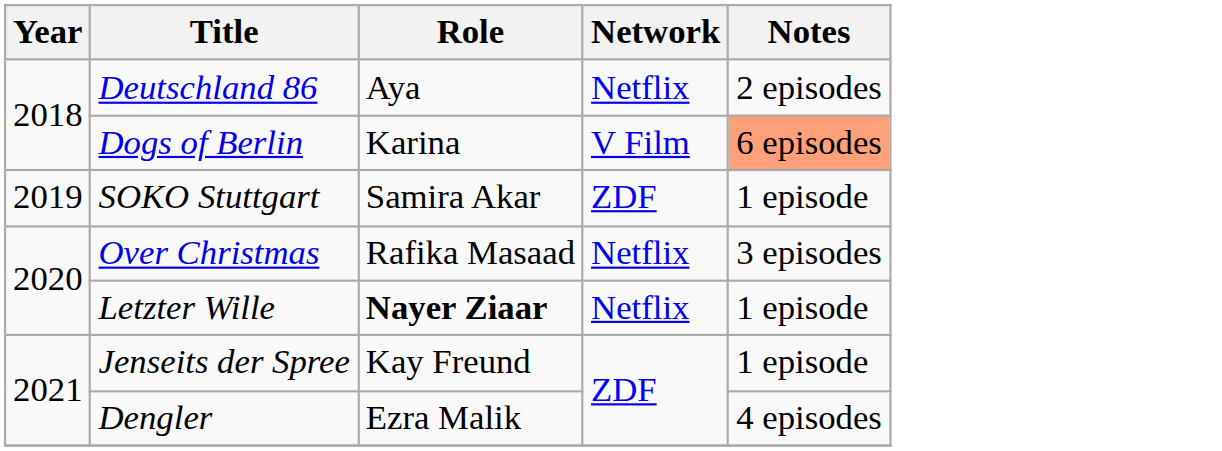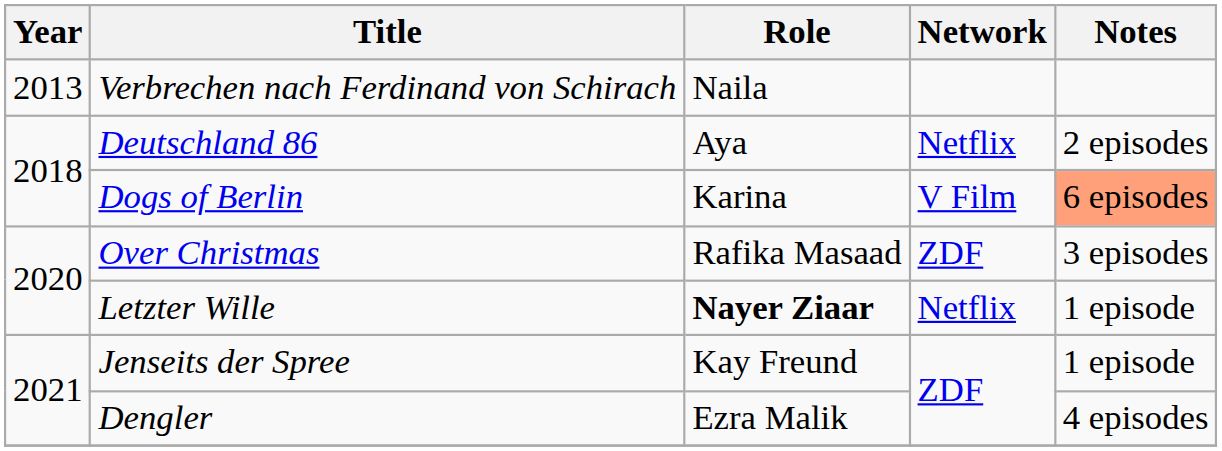+ row: (387, 87)
- row: (209, 197)
(640, 252) Netflix -> (950, 252) ZDF
